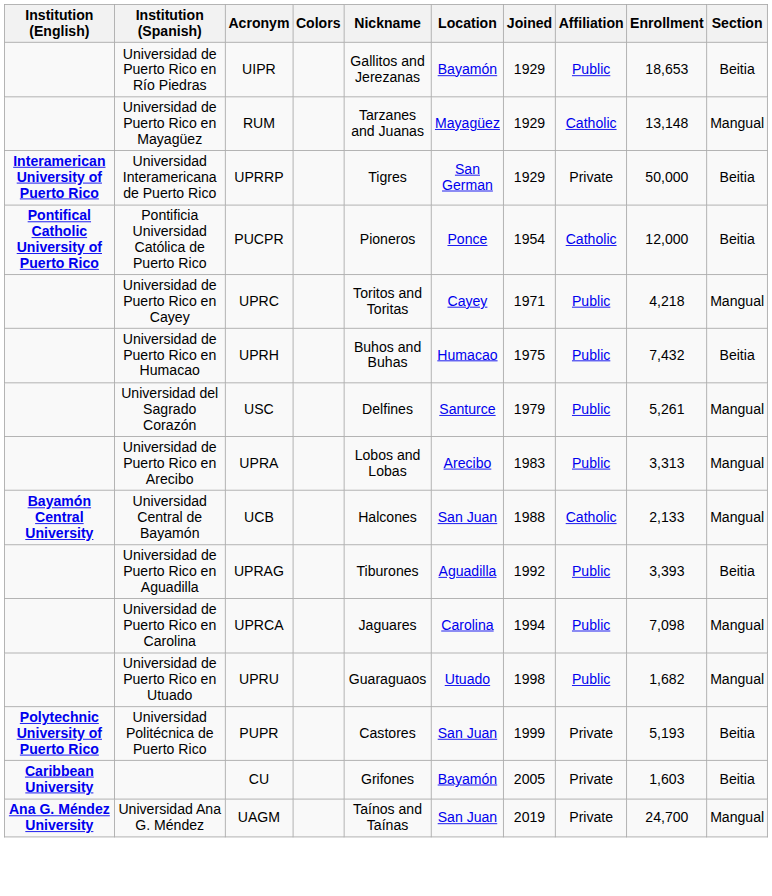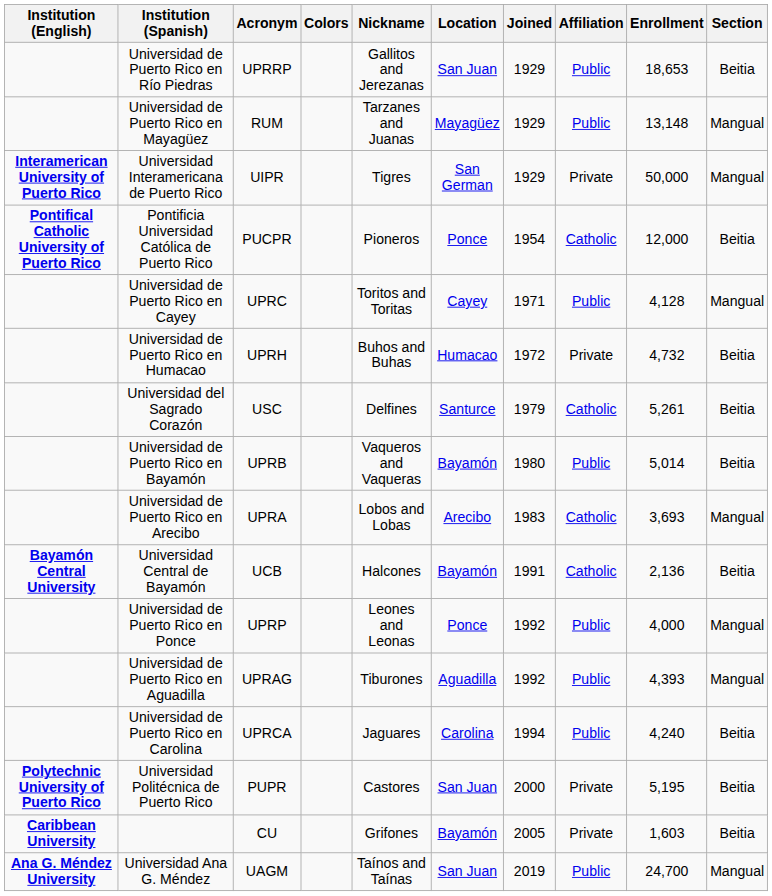(259, 69) UIPR -> (267, 69) UPRRP
(467, 69) Bayamón -> (467, 69) San Juan
(591, 123) Catholic -> (591, 123) Public
(259, 177) UPRRP -> (267, 177) UIPR
(737, 177) Beitia -> (737, 177) Mangual
(667, 301) 4,218 -> (667, 301) 4,128
(530, 355) 1975 -> (530, 355) 1972
(591, 355) Public -> (591, 355) Private
(667, 355) 7,432 -> (667, 355) 4,732
(591, 409) Public -> (591, 409) Catholic
(737, 409) Mangual -> (737, 409) Beitia
+ row: (176, 463)
(591, 463) Public -> (591, 517) Catholic
(667, 463) 3,313 -> (667, 517) 3,693
(467, 517) San Juan -> (467, 571) Bayamón
(530, 517) 1988 -> (530, 571) 1991
(667, 517) 2,133 -> (667, 571) 2,136
(737, 517) Mangual -> (737, 571) Beitia
+ row: (176, 625)
(667, 571) 3,393 -> (667, 679) 4,393
(737, 571) Beitia -> (737, 679) Mangual
(667, 625) 7,098 -> (667, 733) 4,240
(737, 625) Mangual -> (737, 733) Beitia
- row: (170, 679)
(530, 733) 1999 -> (530, 787) 2000
(667, 733) 5,193 -> (667, 787) 5,195
(591, 817) Private -> (591, 871) Public
